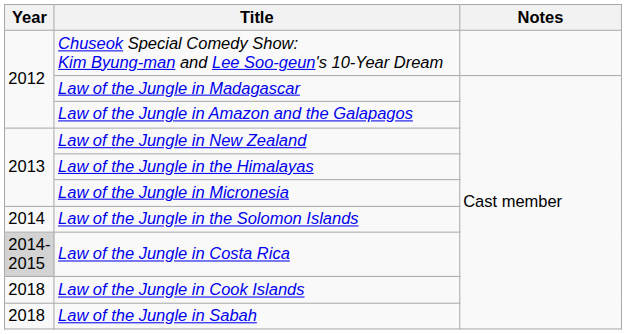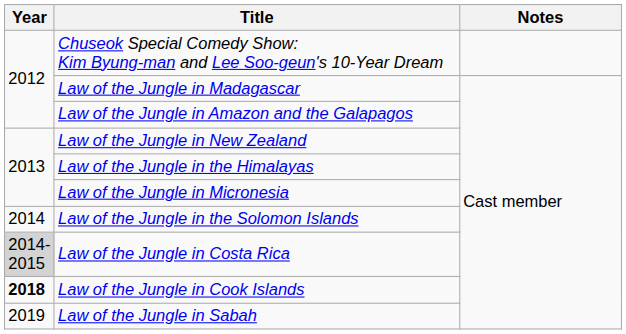(27, 289) normal -> (27, 289) bold
(27, 316) 2018 -> (27, 316) 2019
